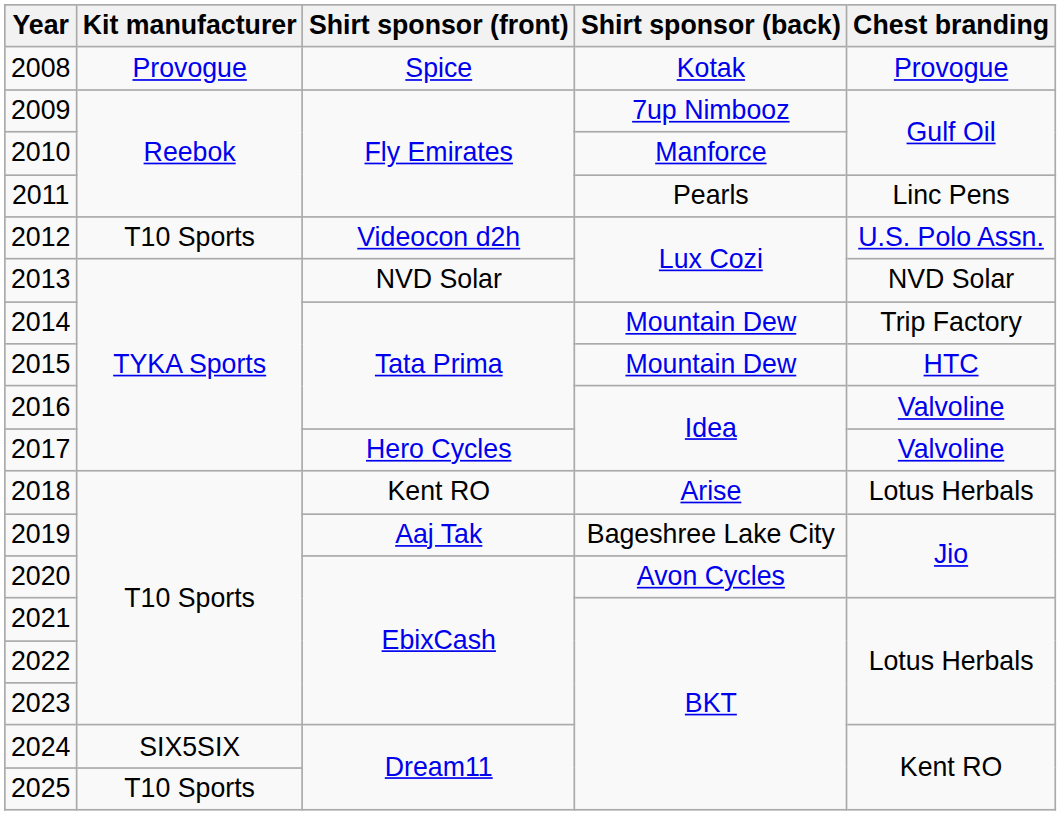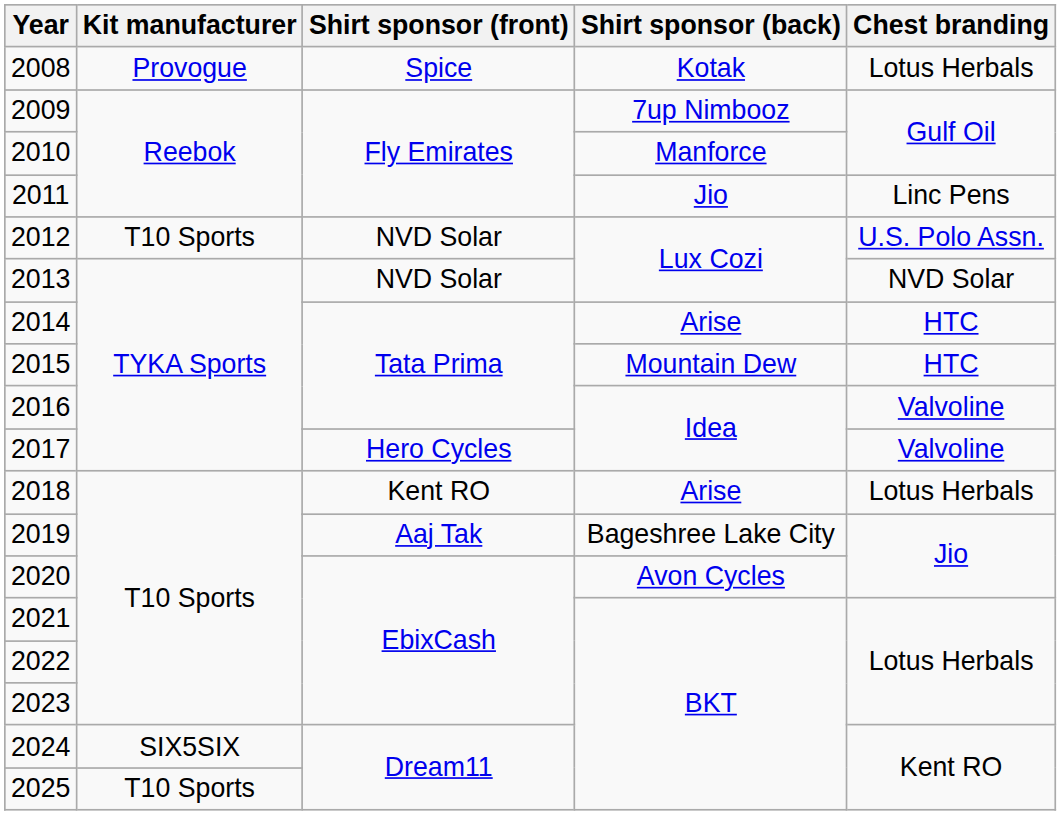(951, 68) Provogue -> (951, 68) Lotus Herbals
(711, 195) Pearls -> (711, 195) Jio
(439, 237) Videocon d2h -> (439, 237) NVD Solar
(711, 322) Mountain Dew -> (711, 322) Arise
(951, 322) Trip Factory -> (951, 322) HTC
